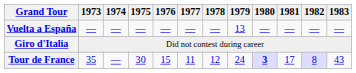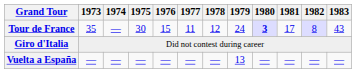rows swapped: (41, 28) <-> (41, 60)
